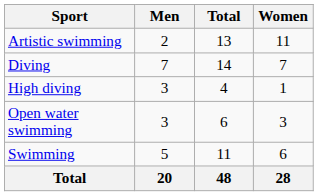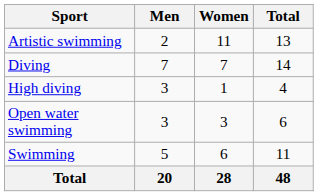columns swapped: (283, 16) <-> (224, 16)
